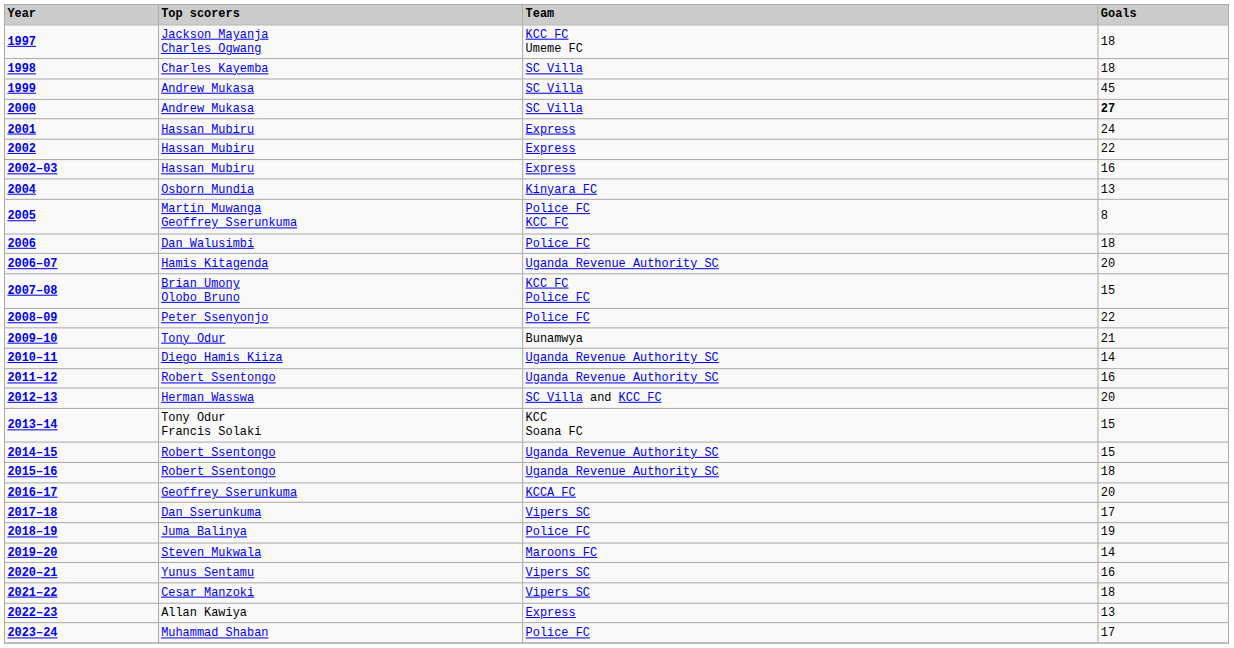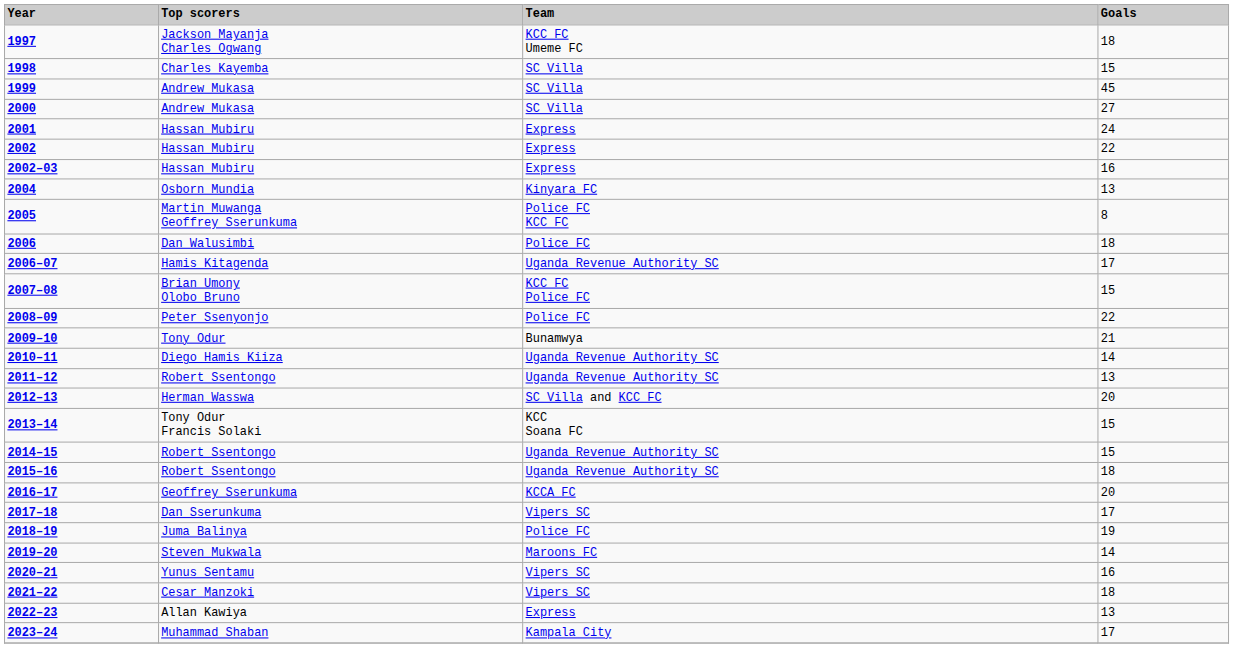(1108, 69) 18 -> (1108, 69) 15
(1108, 109) bold -> (1108, 109) normal
(1108, 263) 20 -> (1108, 263) 17
(1108, 378) 16 -> (1108, 378) 13
(558, 633) Police FC -> (569, 633) Kampala City
